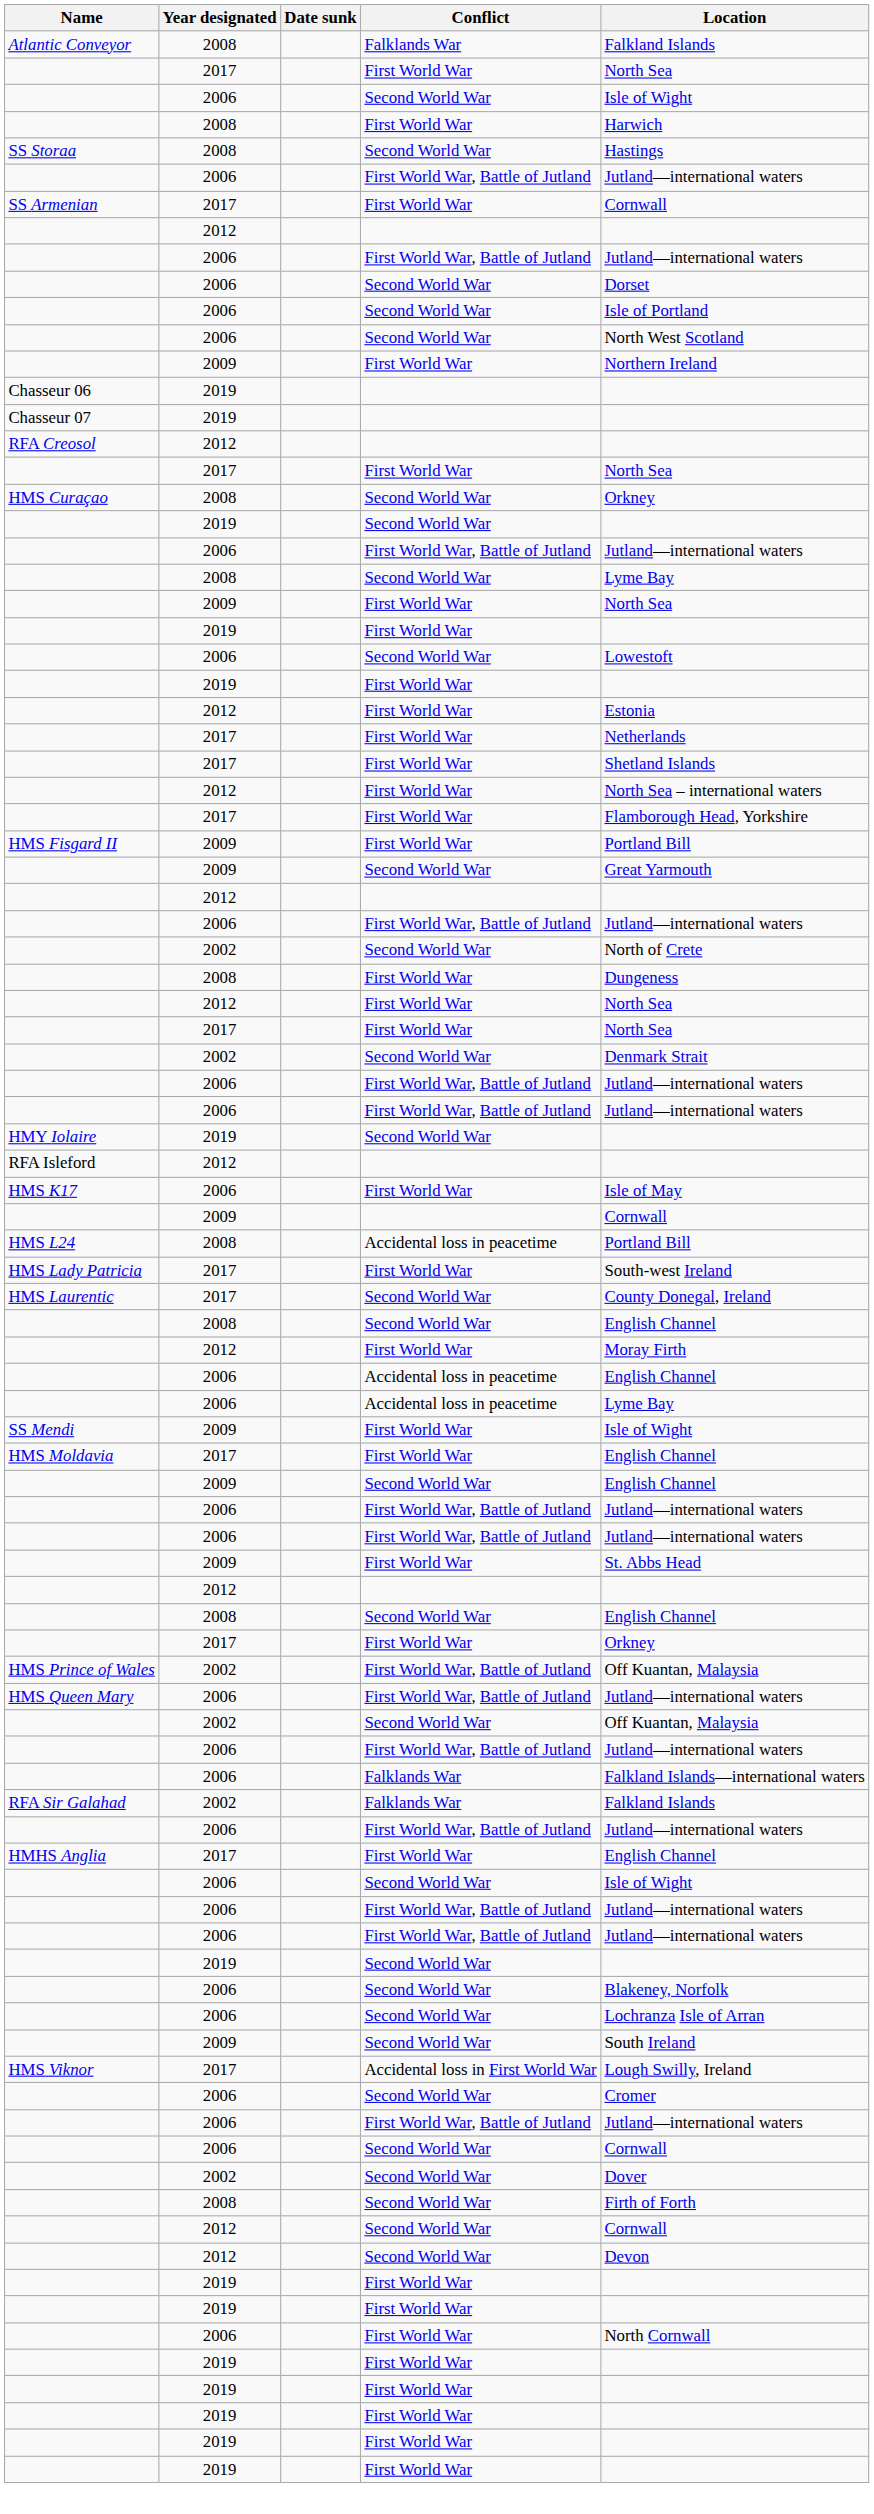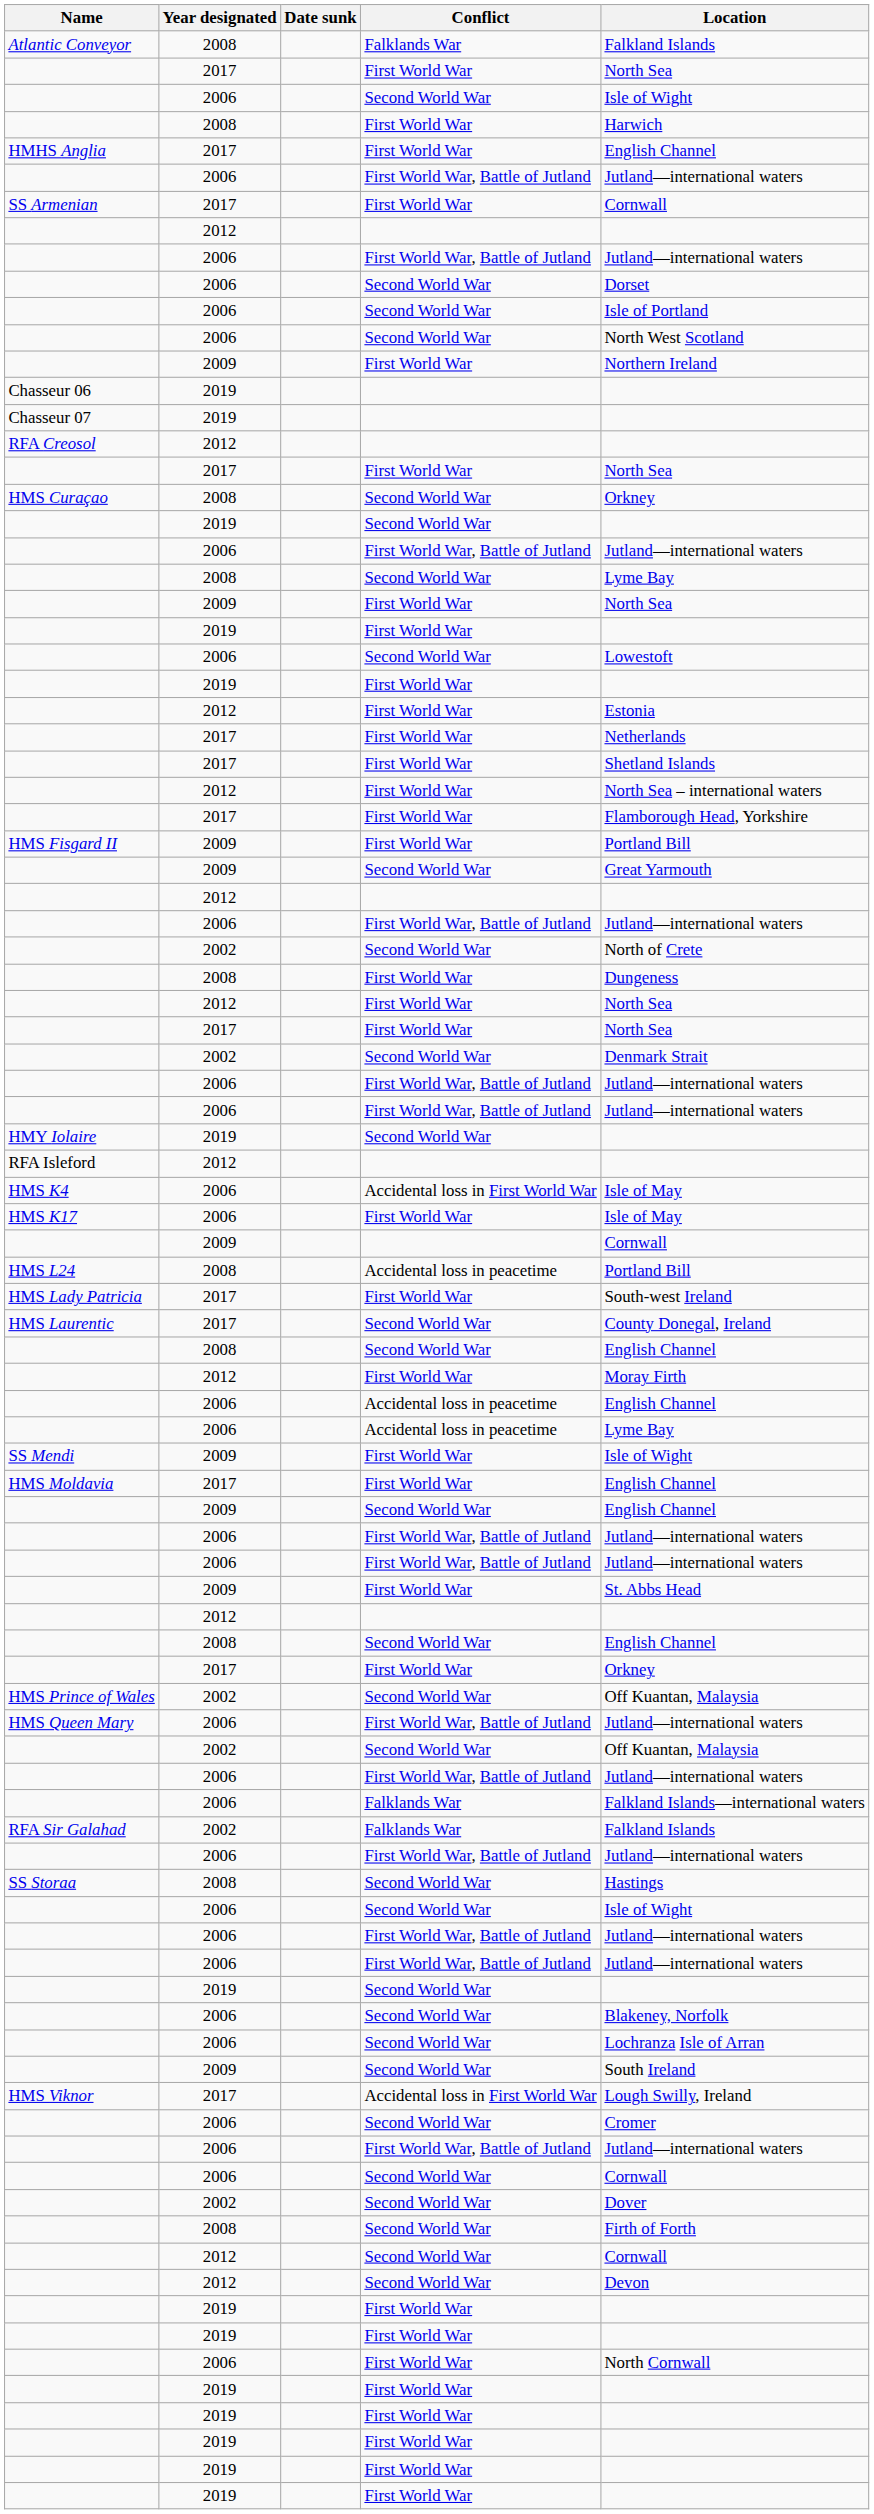rows swapped: (57, 1856) <-> (42, 151)
+ row: (39, 1190)
(478, 1669) First World War, Battle of Jutland -> (428, 1696) Second World War
